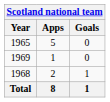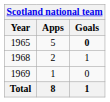(87, 43) normal -> (87, 43) bold
rows swapped: (20, 74) <-> (20, 58)
